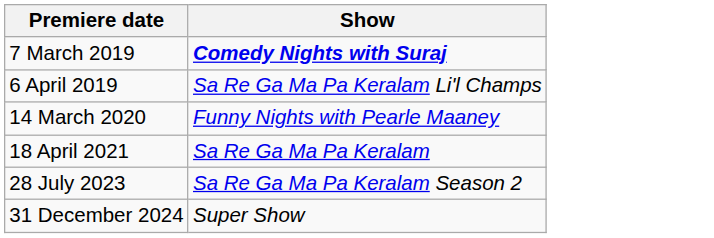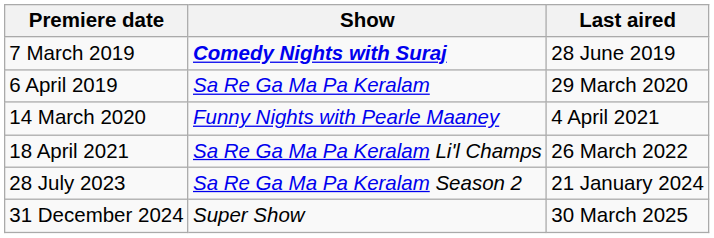+ column: (628, 20)
(367, 85) Sa Re Ga Ma Pa Keralam Li'l Champs -> (311, 85) Sa Re Ga Ma Pa Keralam
(311, 150) Sa Re Ga Ma Pa Keralam -> (367, 150) Sa Re Ga Ma Pa Keralam Li'l Champs
